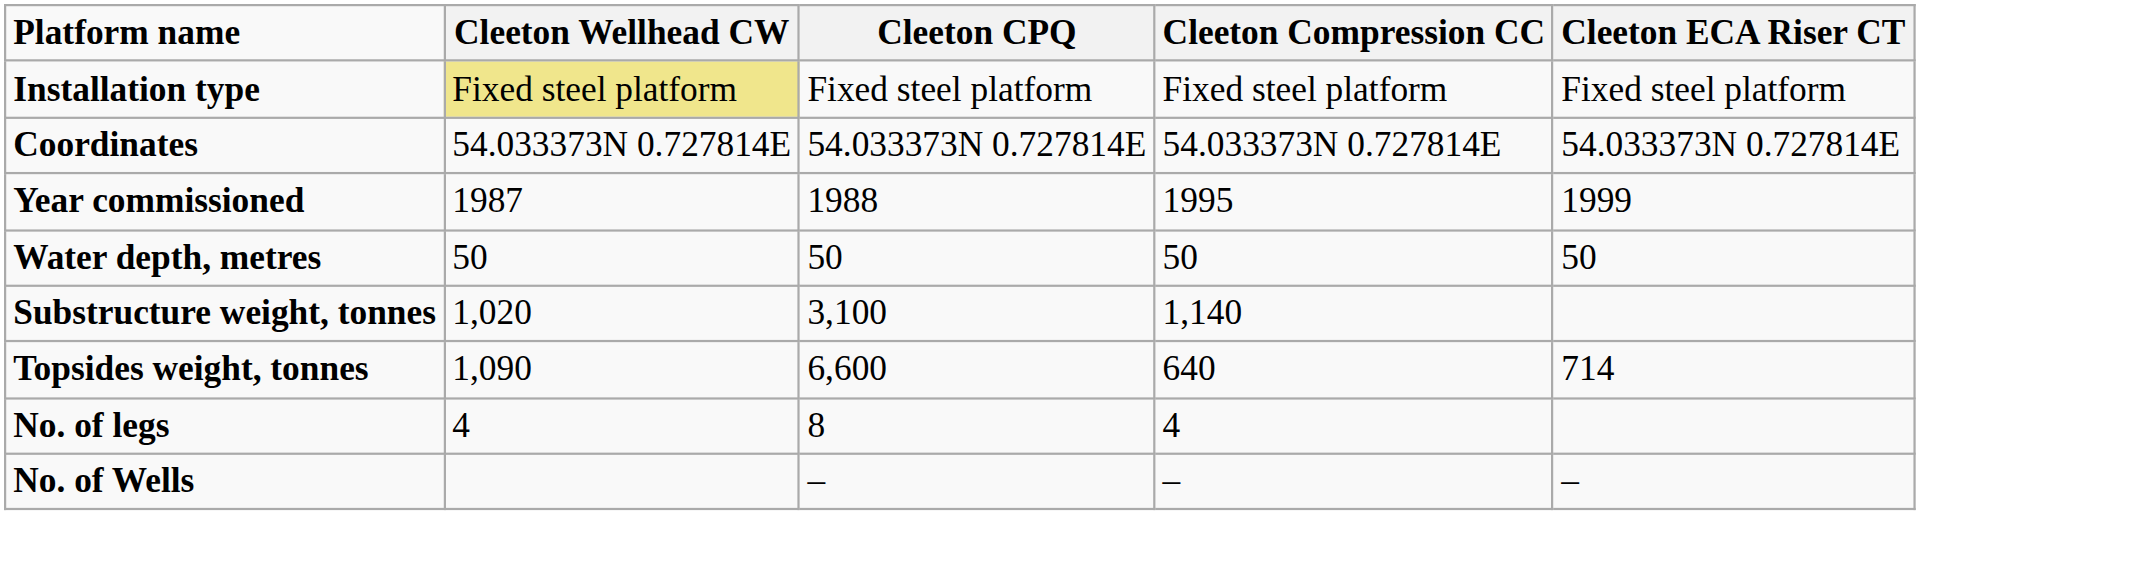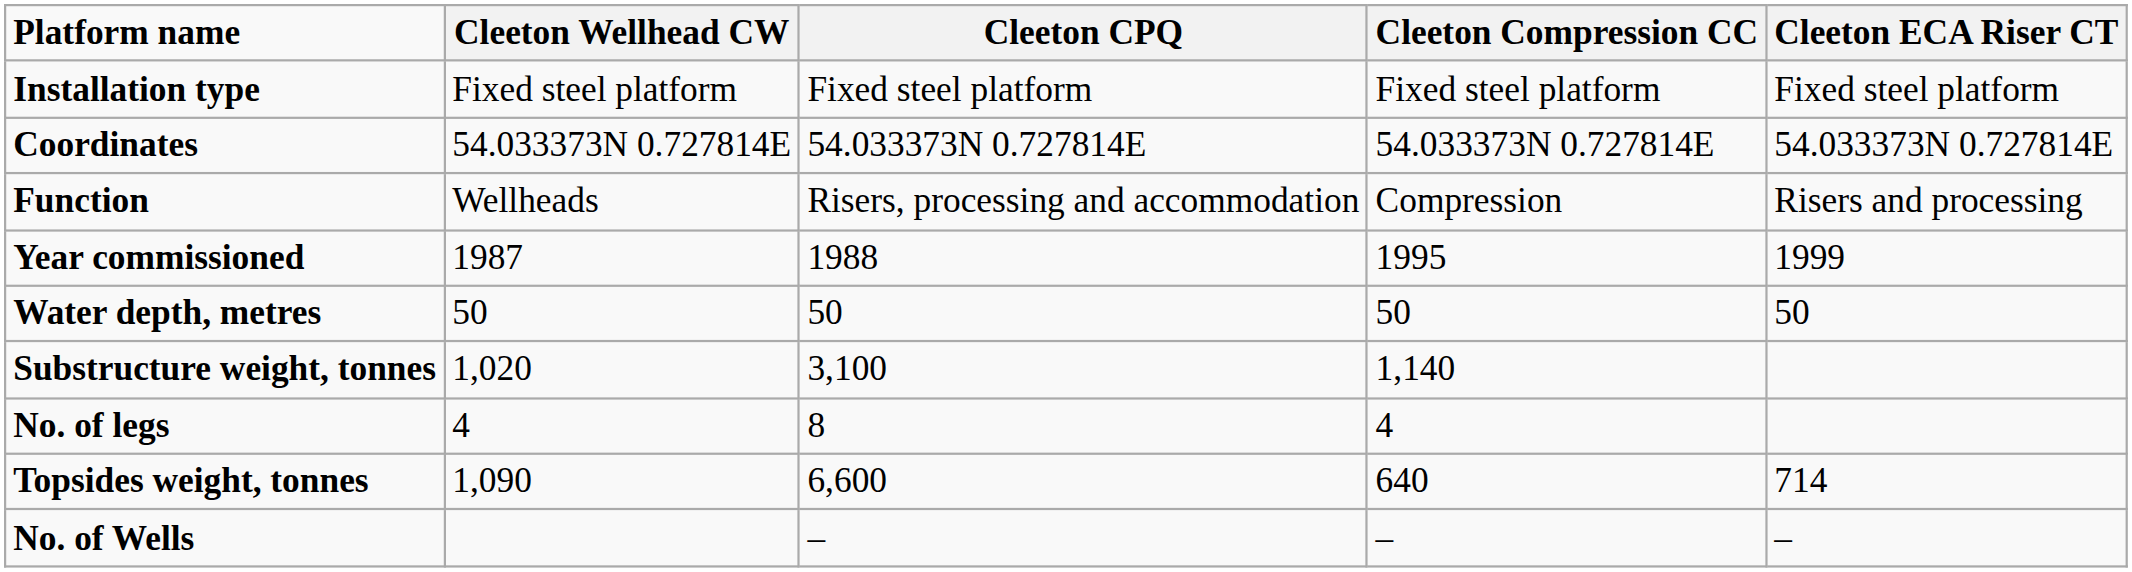(595, 88) khaki background -> (595, 88) no background
+ row: (81, 200)
rows swapped: (191, 369) <-> (91, 425)
